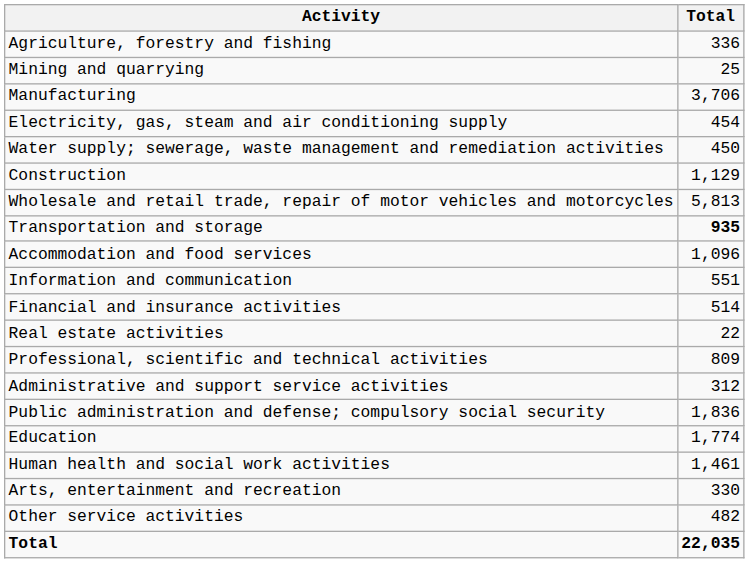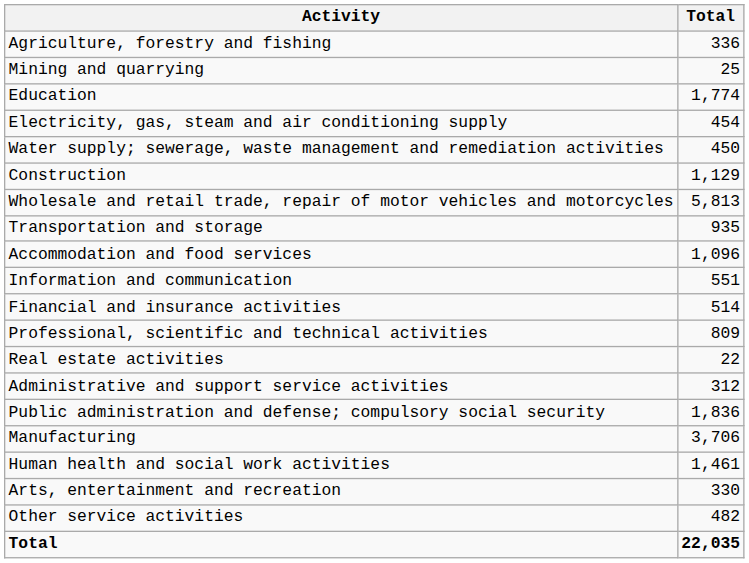rows swapped: (72, 97) <-> (53, 439)
(725, 229) bold -> (725, 229) normal
rows swapped: (116, 334) <-> (248, 360)
